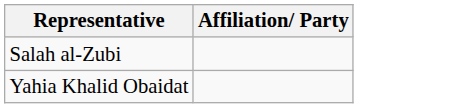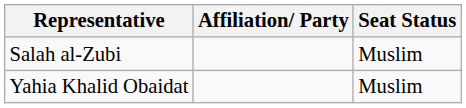+ column: (407, 20)
